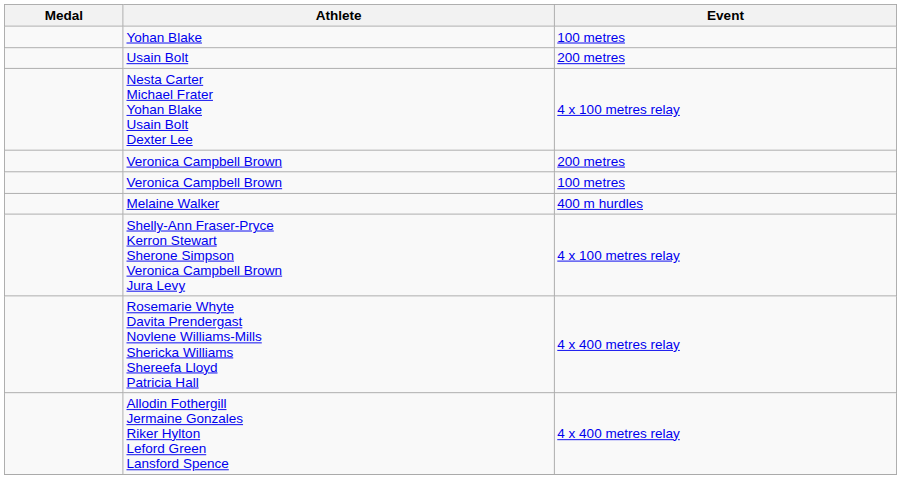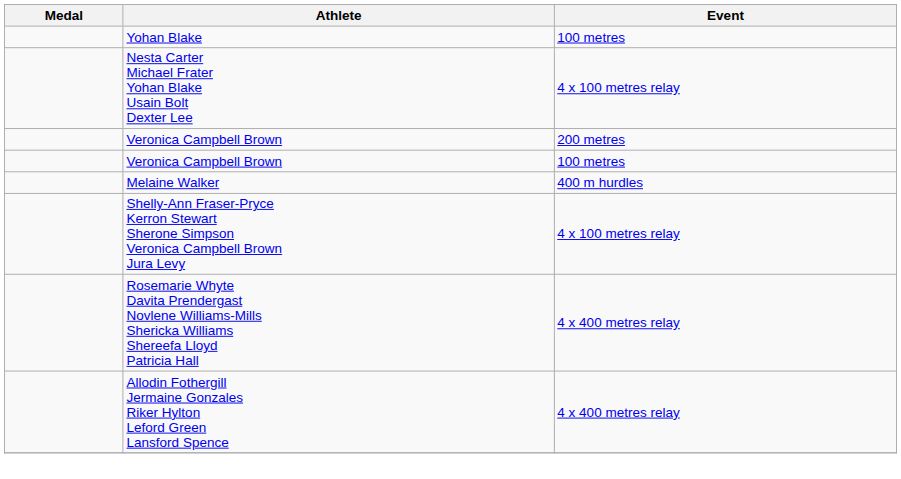- row: (157, 58)
